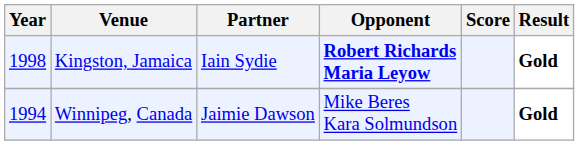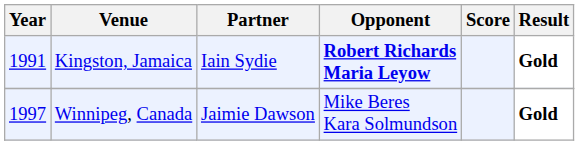(28, 61) 1998 -> (28, 61) 1991
(28, 114) 1994 -> (28, 114) 1997
